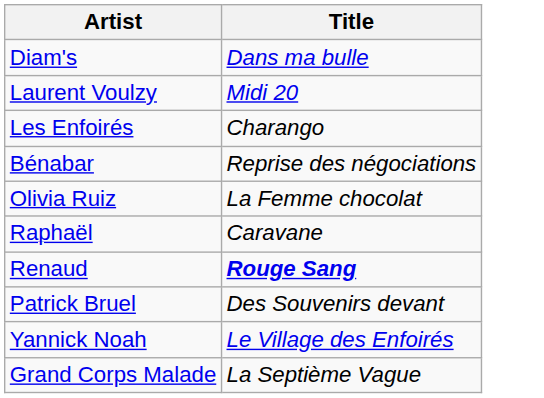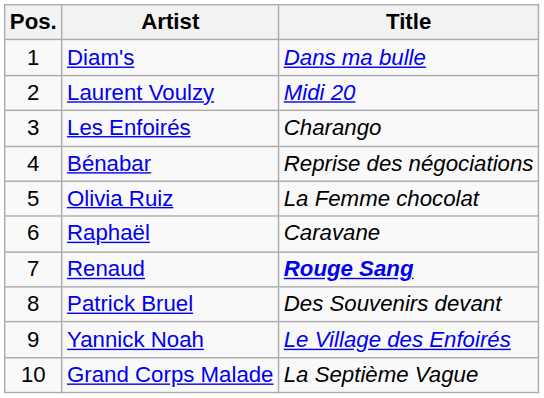+ column: (33, 22)
